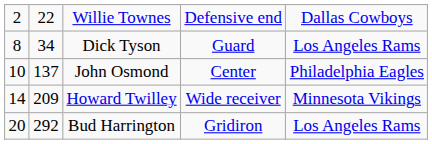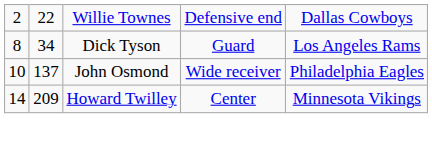(233, 71) Center -> (233, 71) Wide receiver
(233, 98) Wide receiver -> (233, 98) Center
- row: (122, 125)
